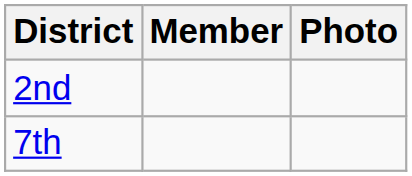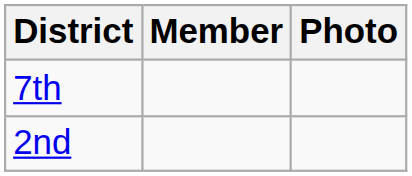rows swapped: (42, 87) <-> (37, 142)
